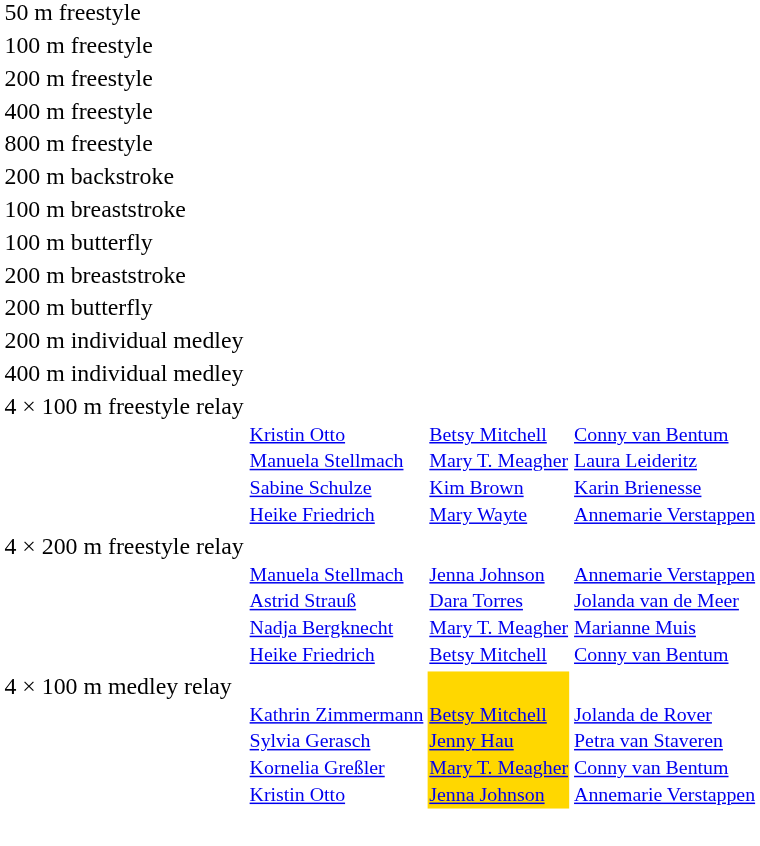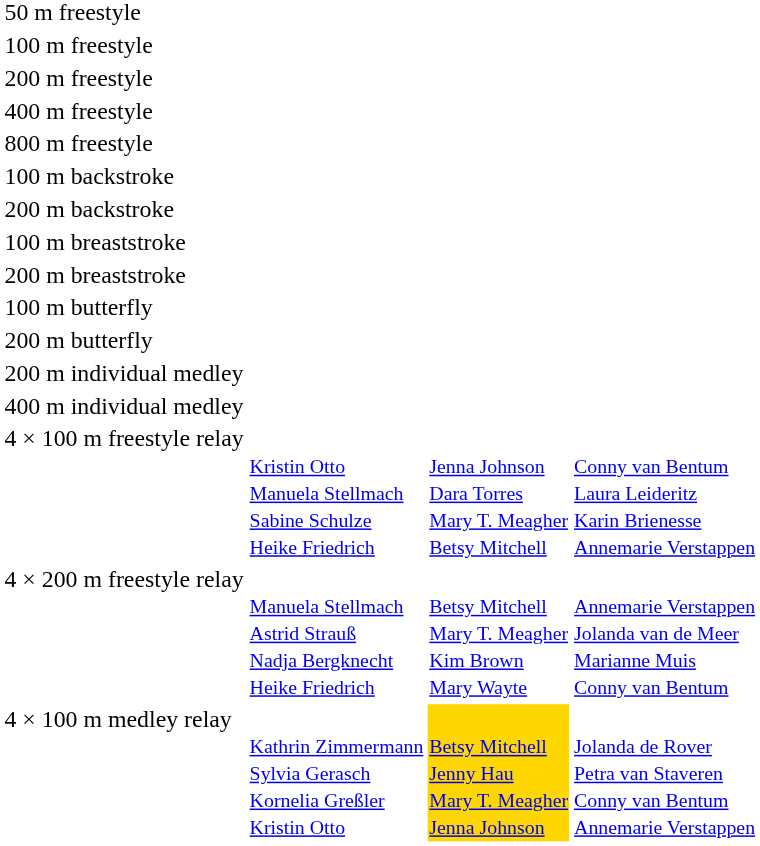+ row: (89, 176)
rows swapped: (95, 274) <-> (79, 242)
(499, 474) Betsy Mitchell Mary T. Meagher Kim Brown Mary Wayte -> (499, 507) Jenna Johnson Dara Torres Mary T. Meagher Betsy Mitchell
(499, 614) Jenna Johnson Dara Torres Mary T. Meagher Betsy Mitchell -> (499, 647) Betsy Mitchell Mary T. Meagher Kim Brown Mary Wayte
